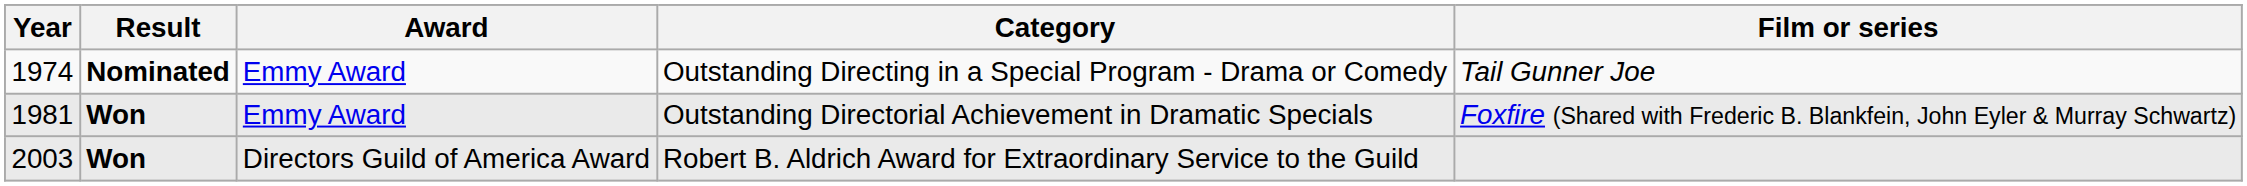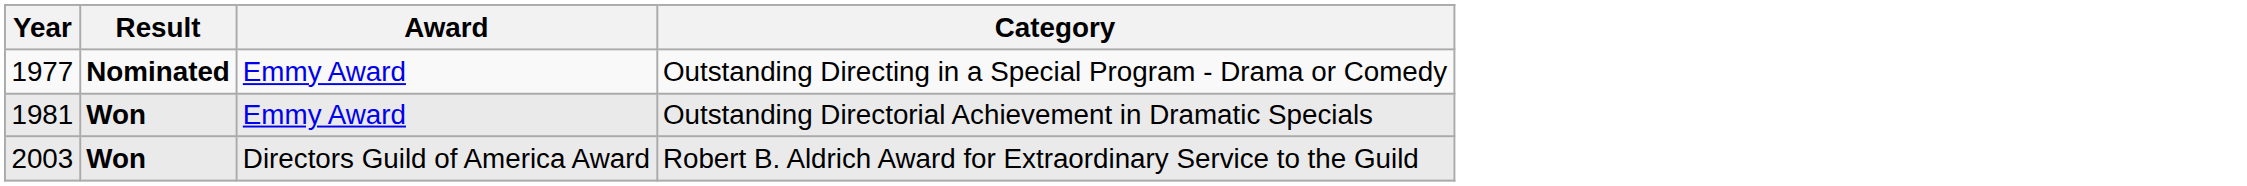- column: (1848, 27)
(42, 71) 1974 -> (42, 71) 1977
